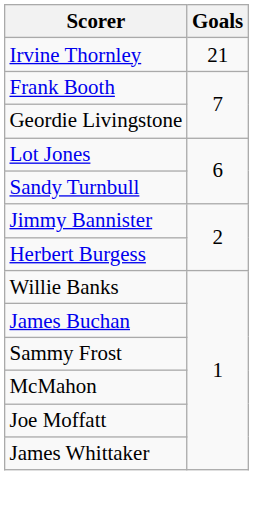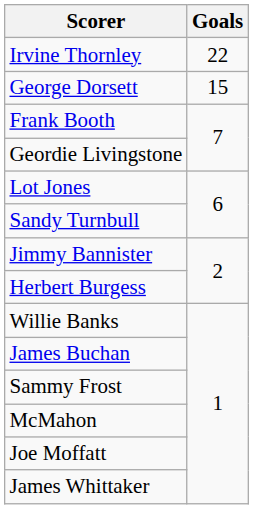(218, 54) 21 -> (218, 54) 22
+ row: (74, 87)
